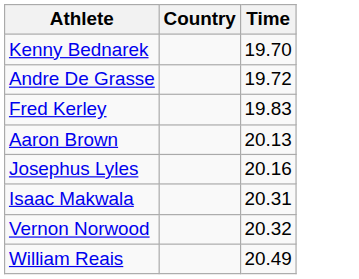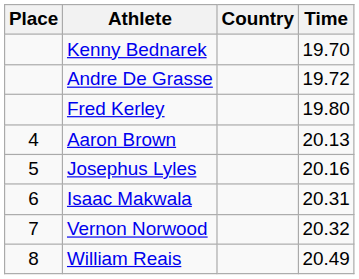+ column: (34, 19)
(268, 109) 19.83 -> (326, 109) 19.80
